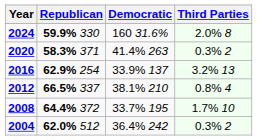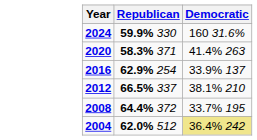- column: (213, 14)
(140, 126) no background -> (217, 126) khaki background
